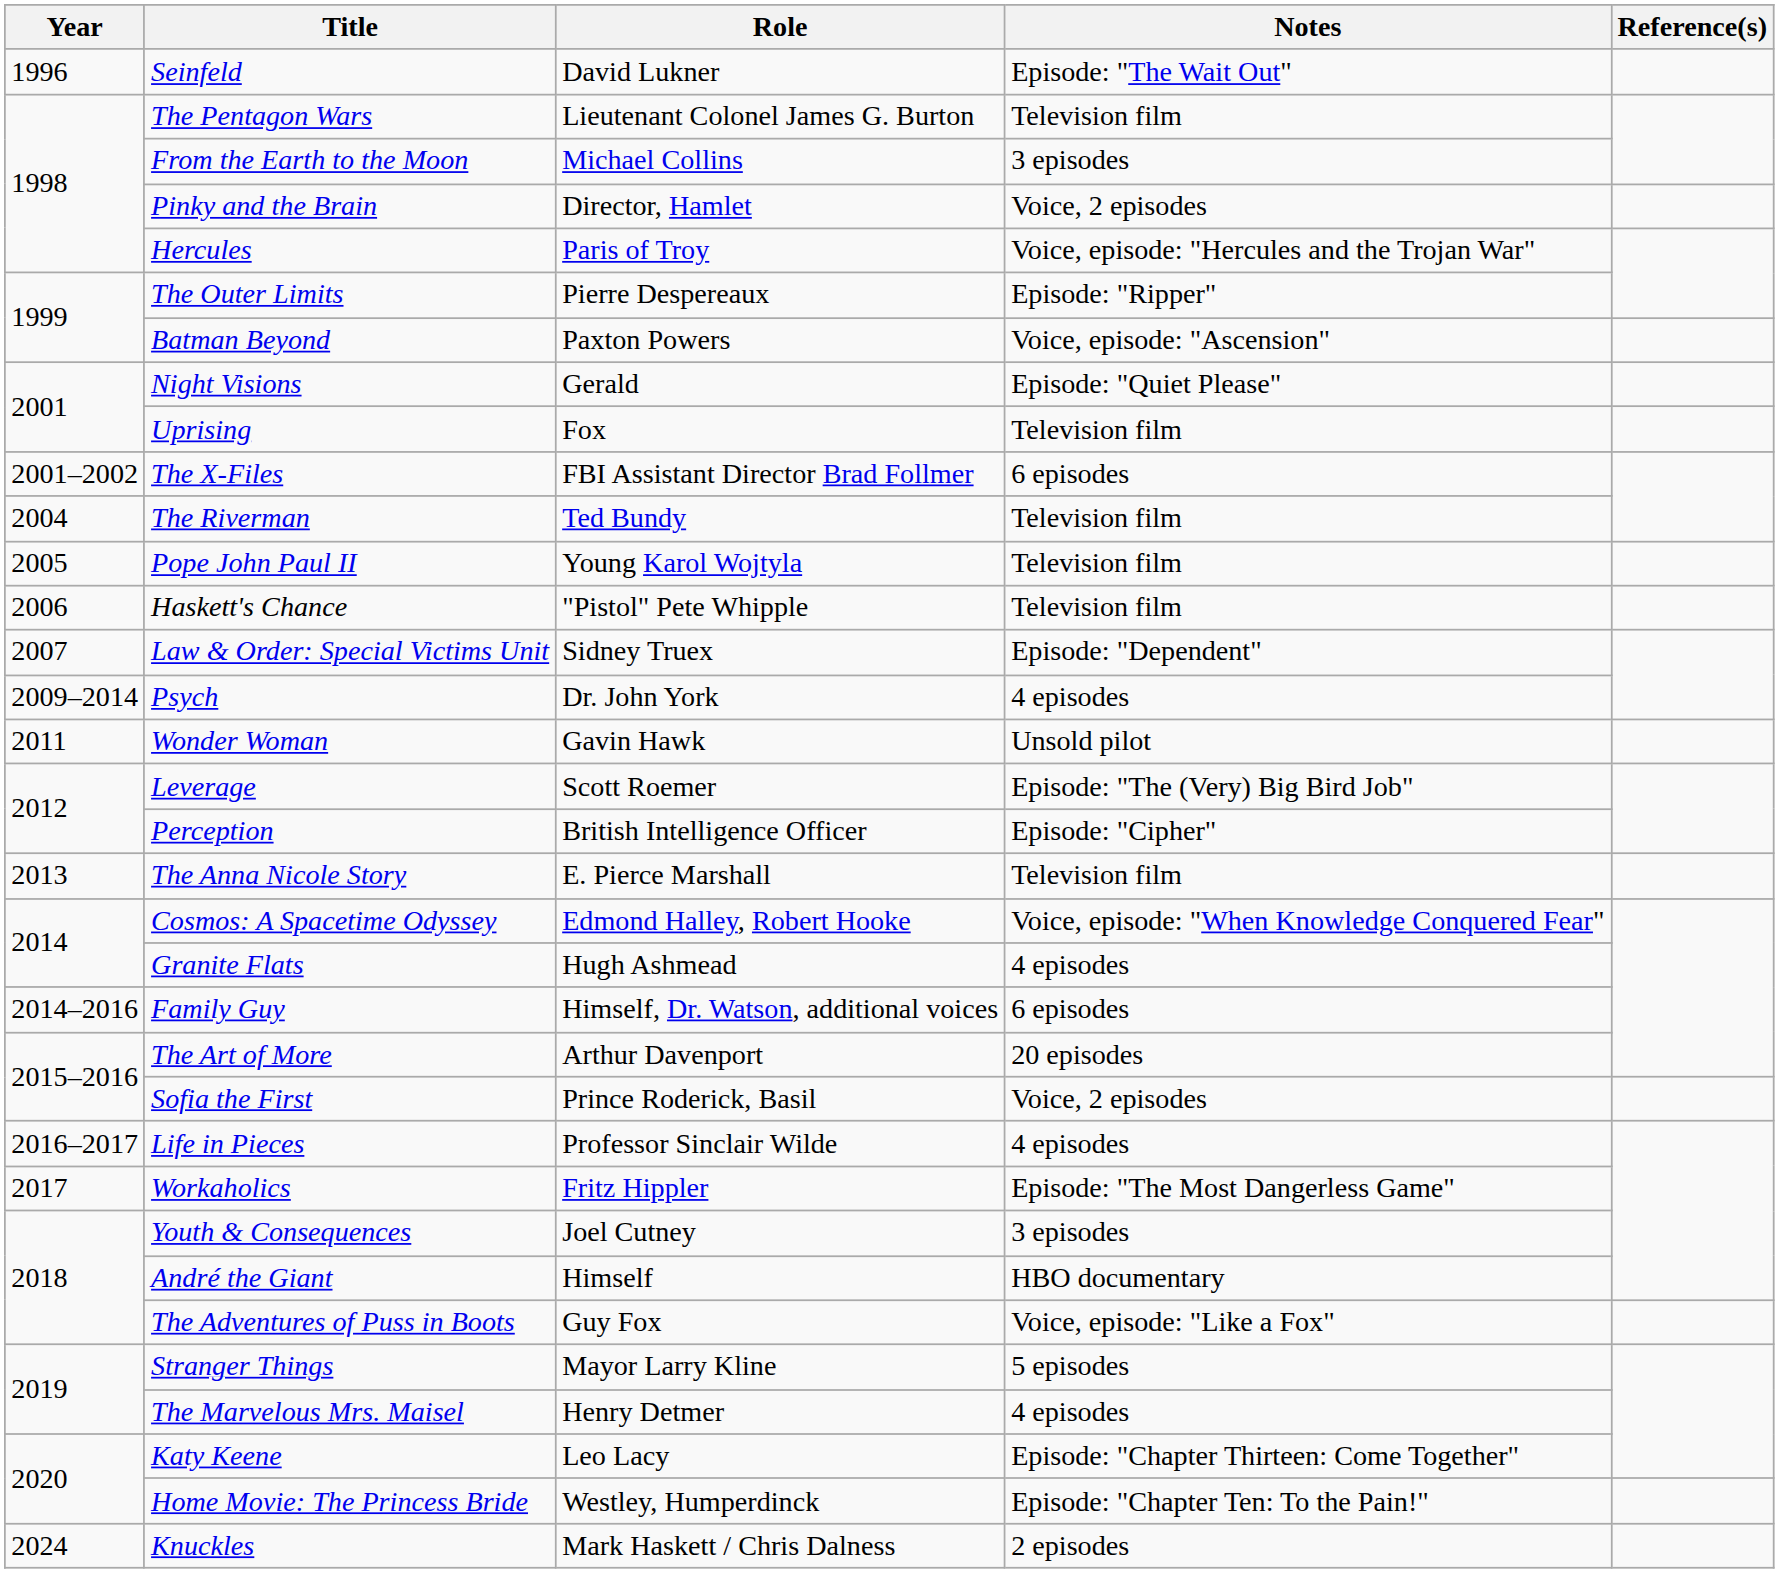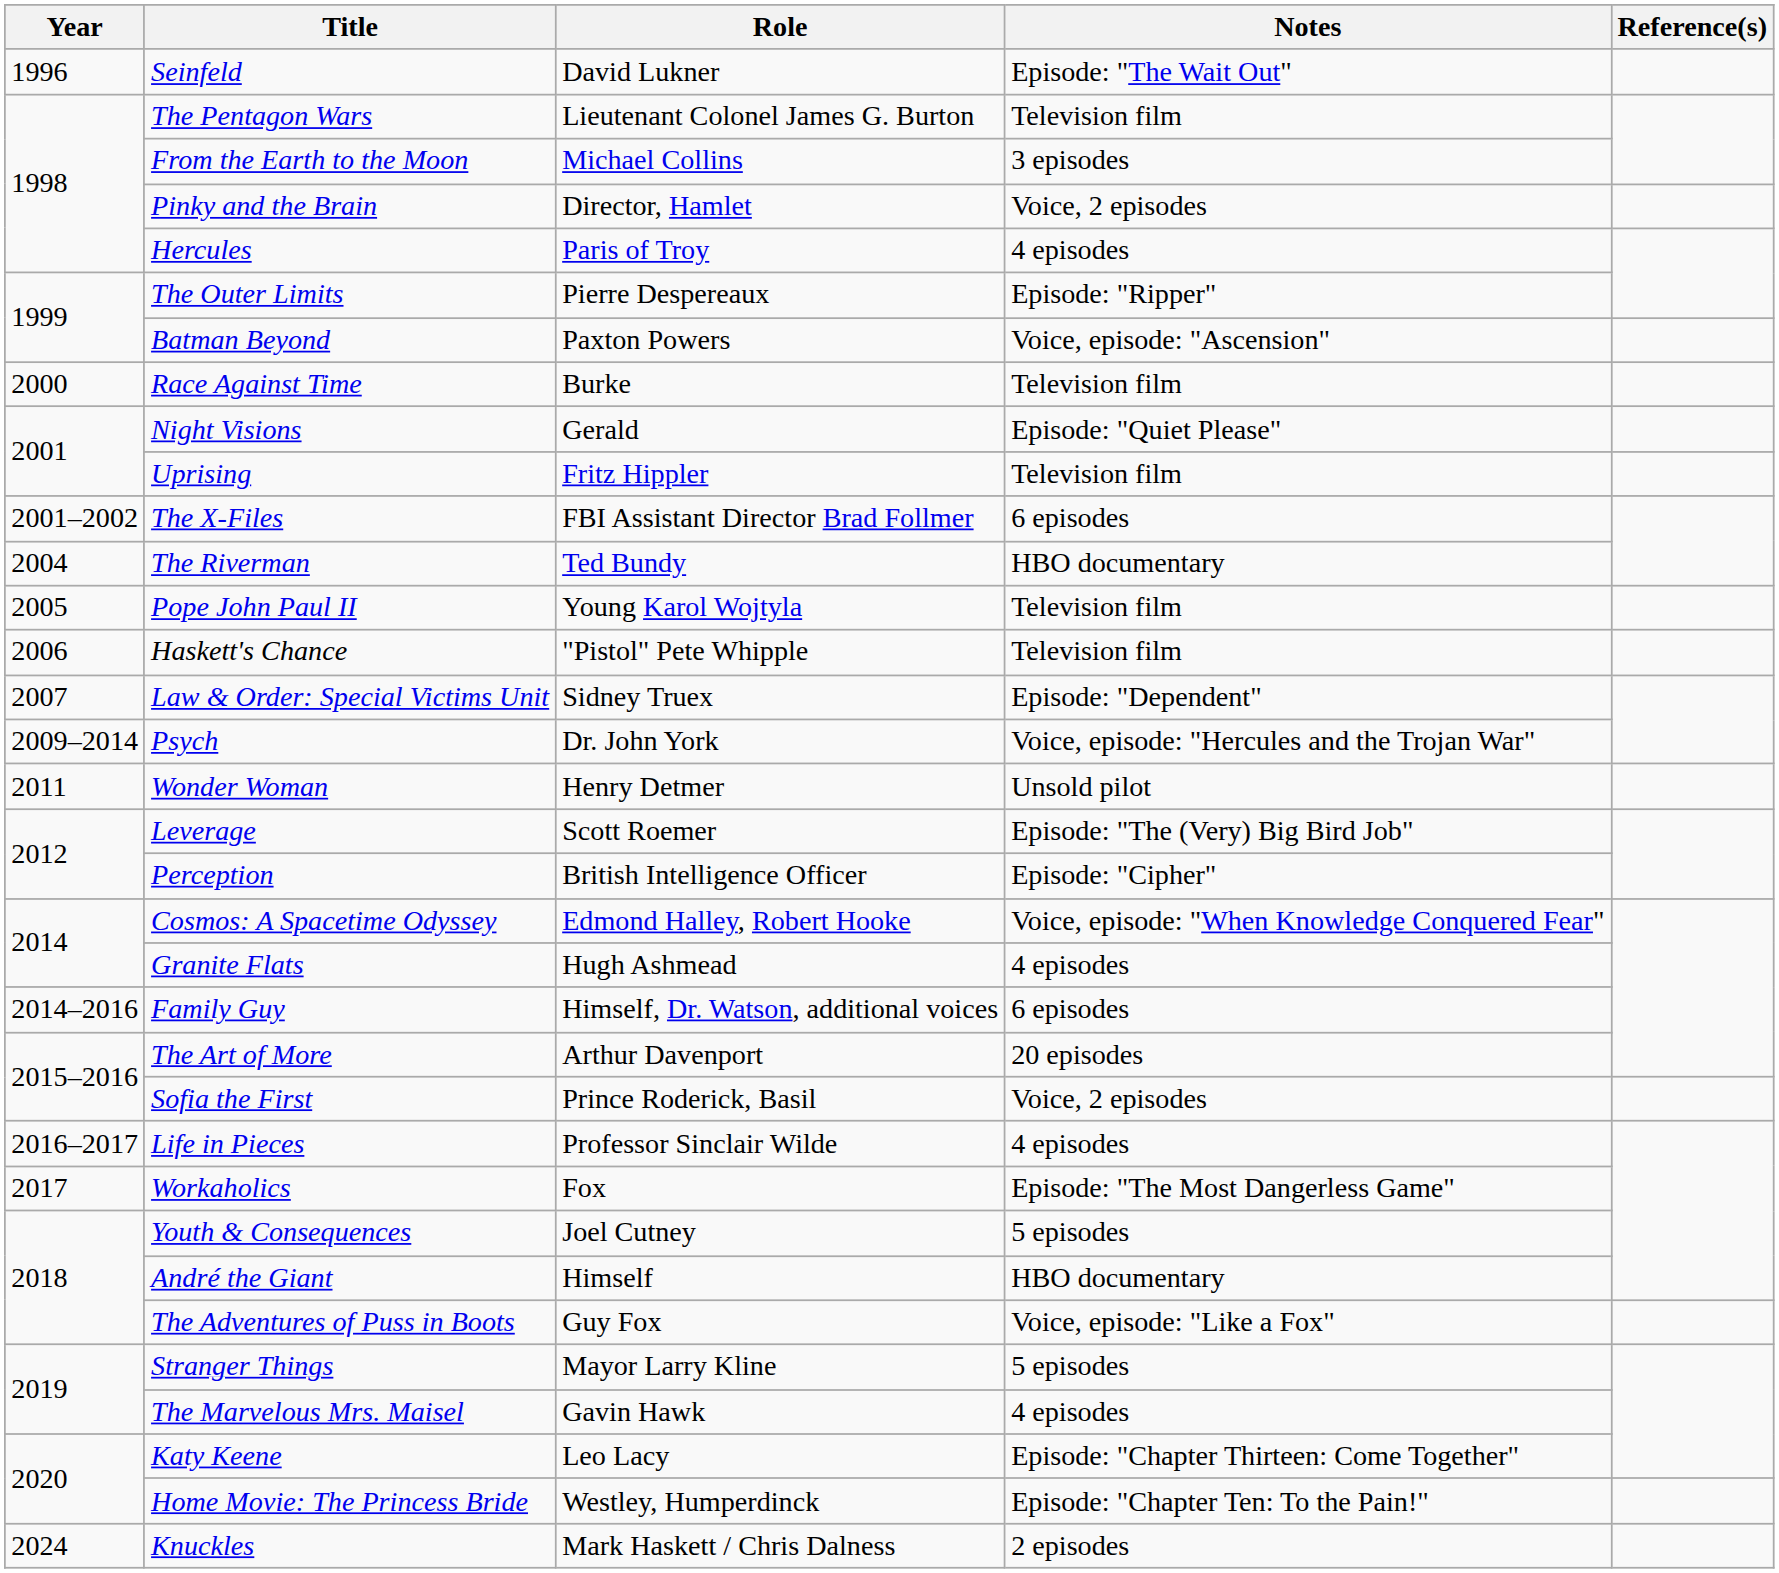(1273, 250) Voice, episode: "Hercules and the Trojan War" -> (1070, 250) 4 episodes
+ row: (256, 384)
(584, 428) Fox -> (635, 473) Fritz Hippler
(1097, 518) Television film -> (1118, 562) HBO documentary
(1070, 696) 4 episodes -> (1273, 741) Voice, episode: "Hercules and the Trojan War"
(634, 741) Gavin Hawk -> (643, 786) Henry Detmer
- row: (279, 875)
(635, 1187) Fritz Hippler -> (584, 1187) Fox
(1070, 1232) 3 episodes -> (1070, 1232) 5 episodes
(643, 1411) Henry Detmer -> (634, 1411) Gavin Hawk
